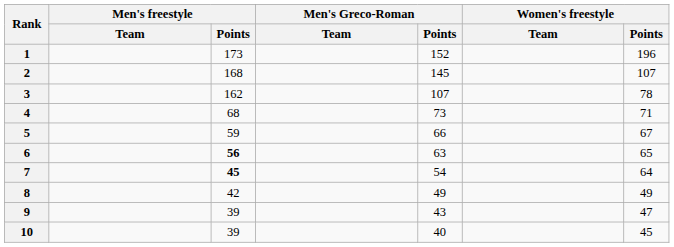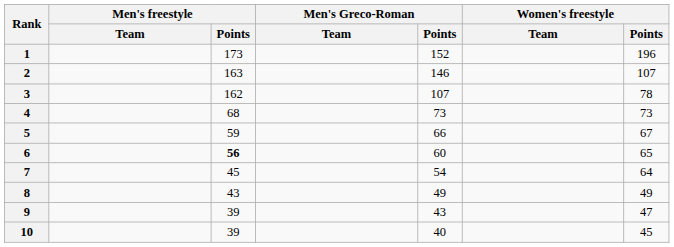(233, 73) 168 -> (233, 73) 163
(440, 73) 145 -> (440, 73) 146
(646, 113) 71 -> (646, 113) 73
(440, 152) 63 -> (440, 152) 60
(233, 172) bold -> (233, 172) normal
(233, 192) 42 -> (233, 192) 43
